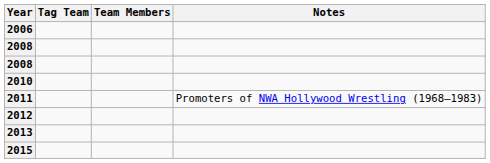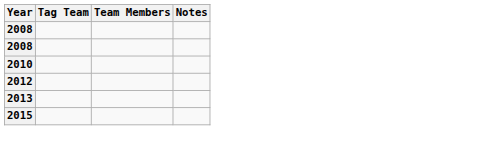- row: (20, 30)
- row: (20, 99)
